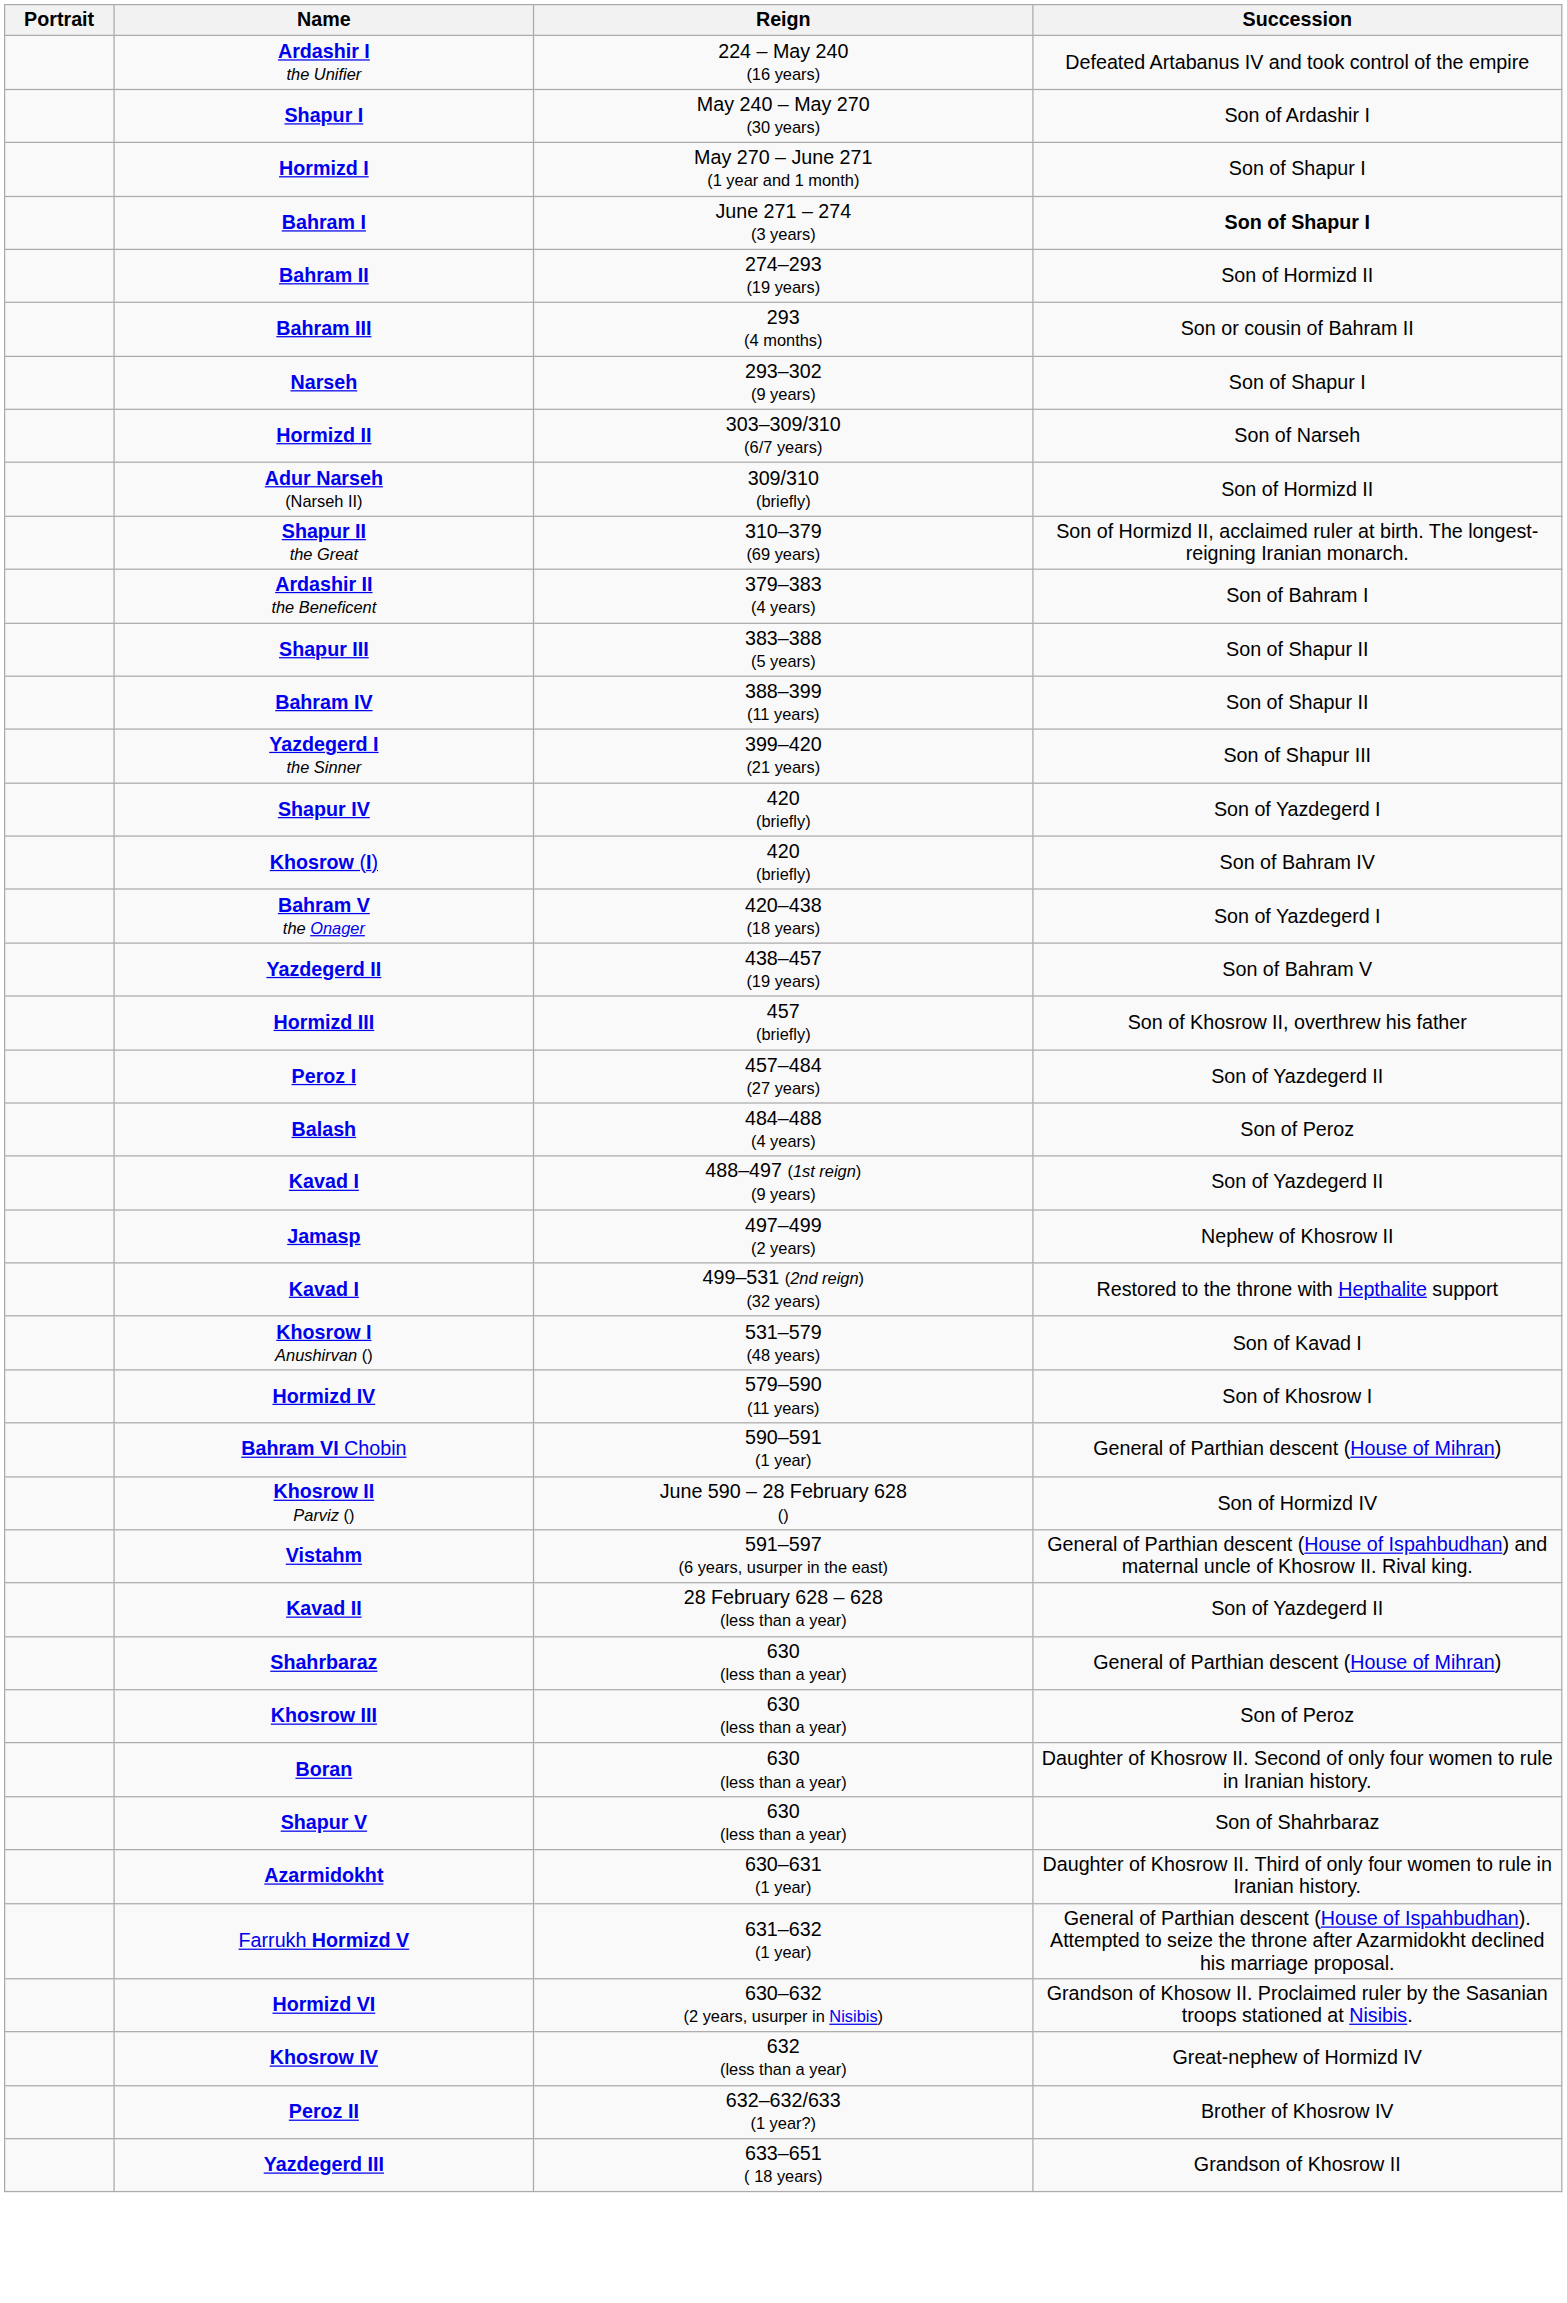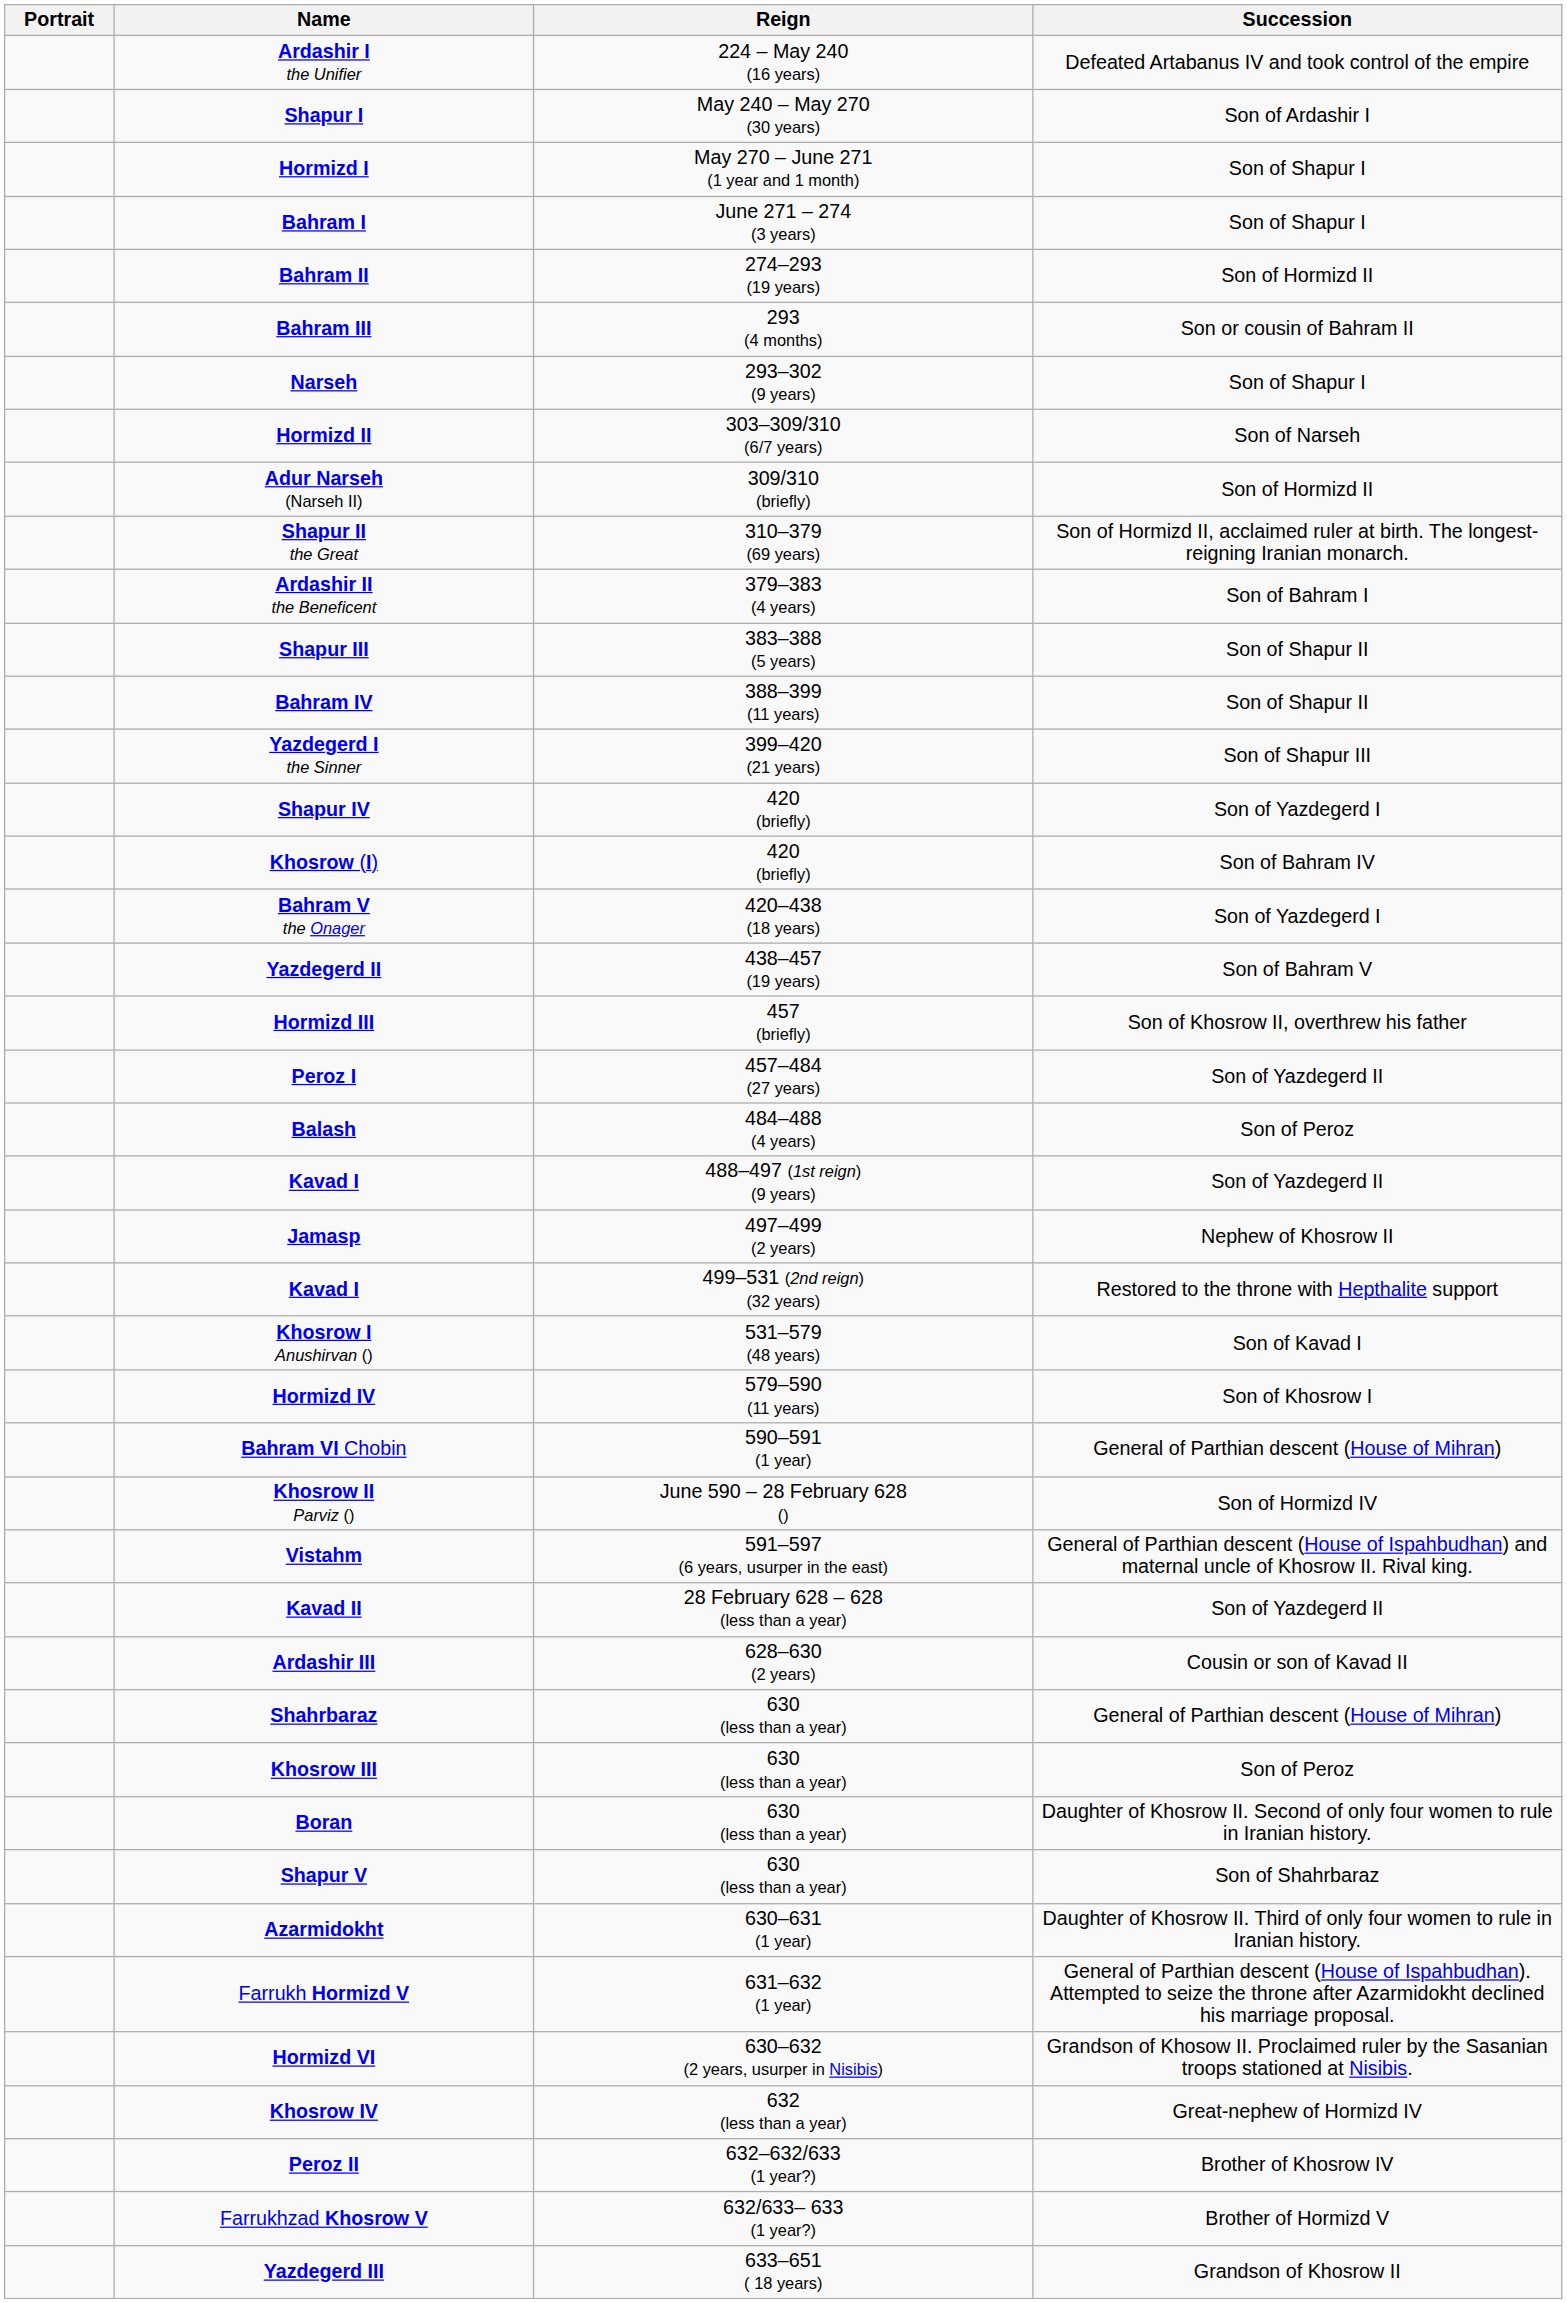(1297, 222) bold -> (1297, 222) normal
+ row: (324, 1662)
+ row: (324, 2218)
